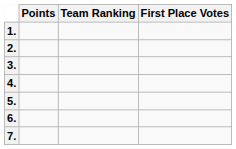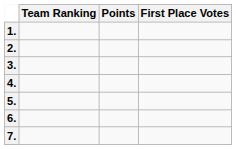columns swapped: (98, 14) <-> (38, 14)
